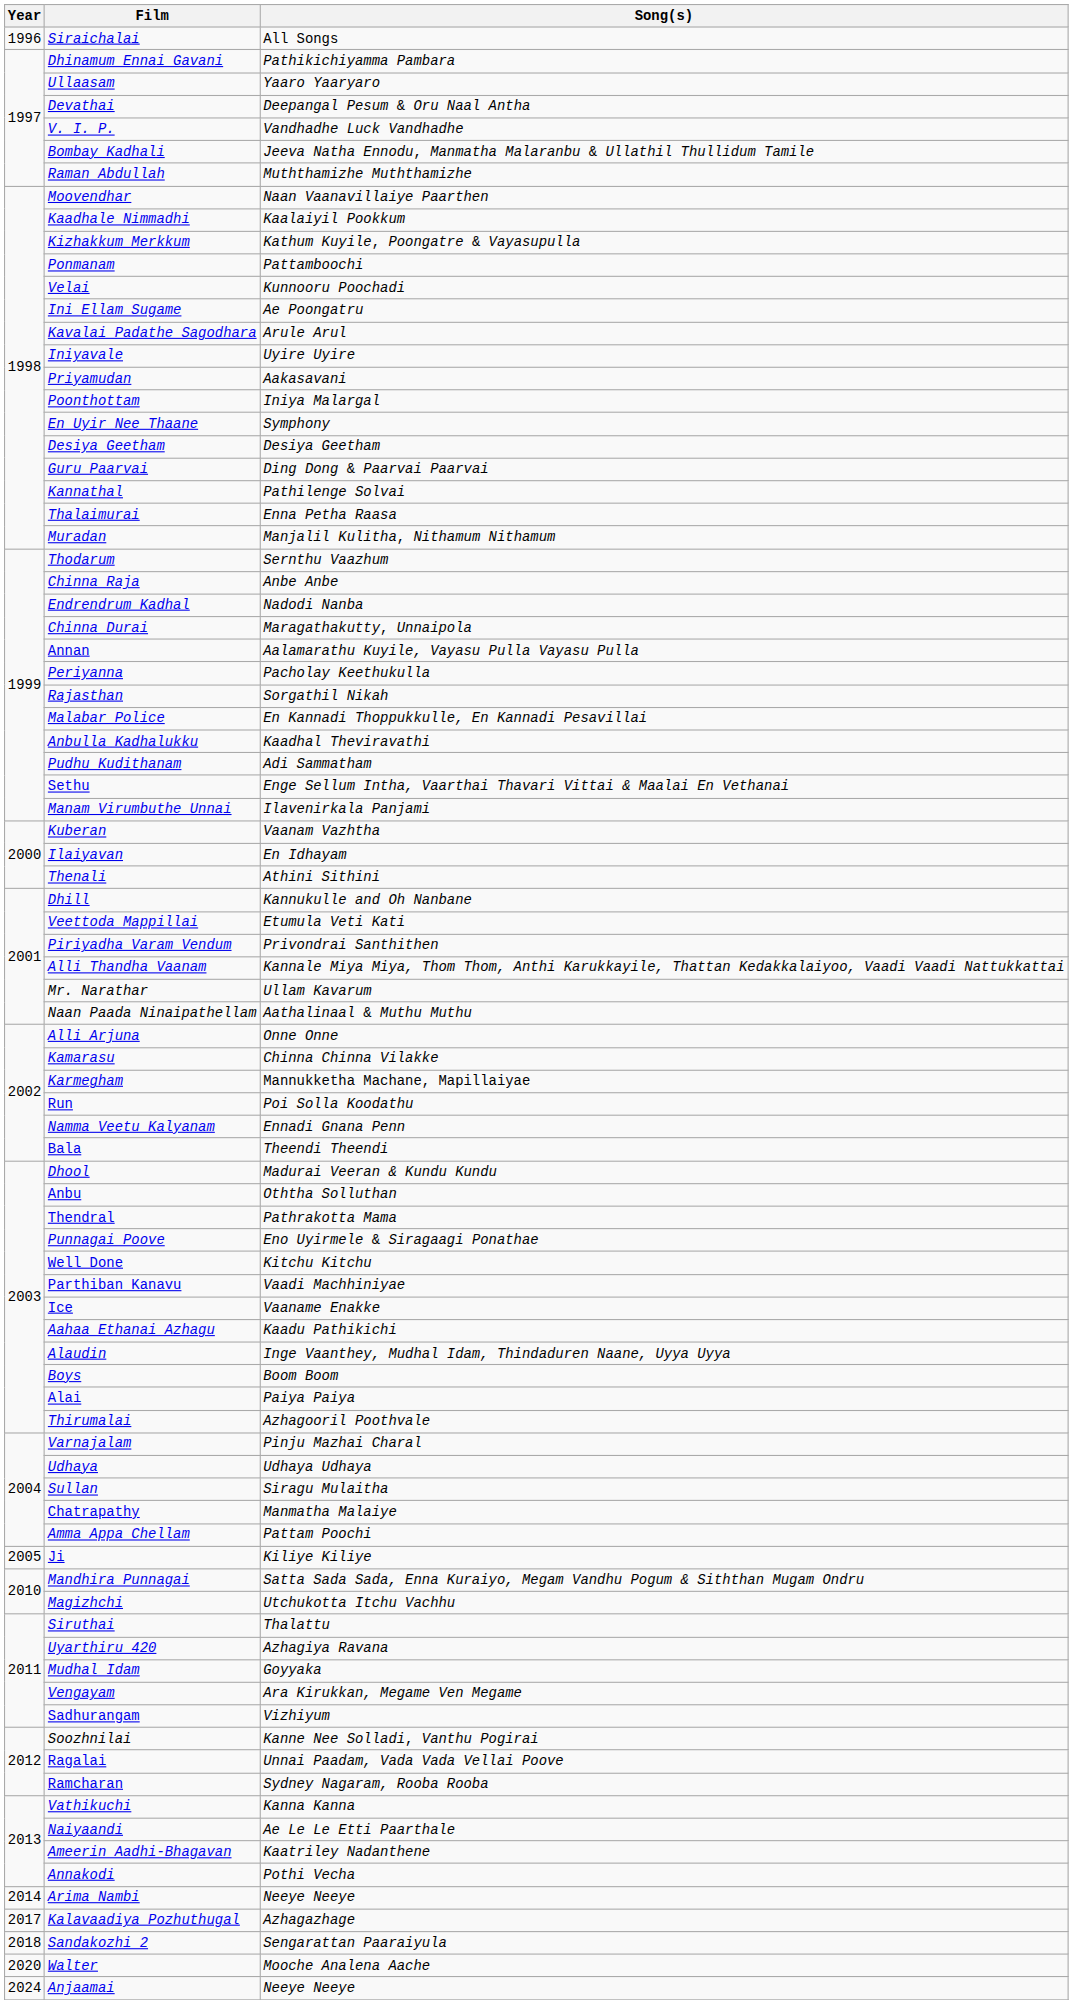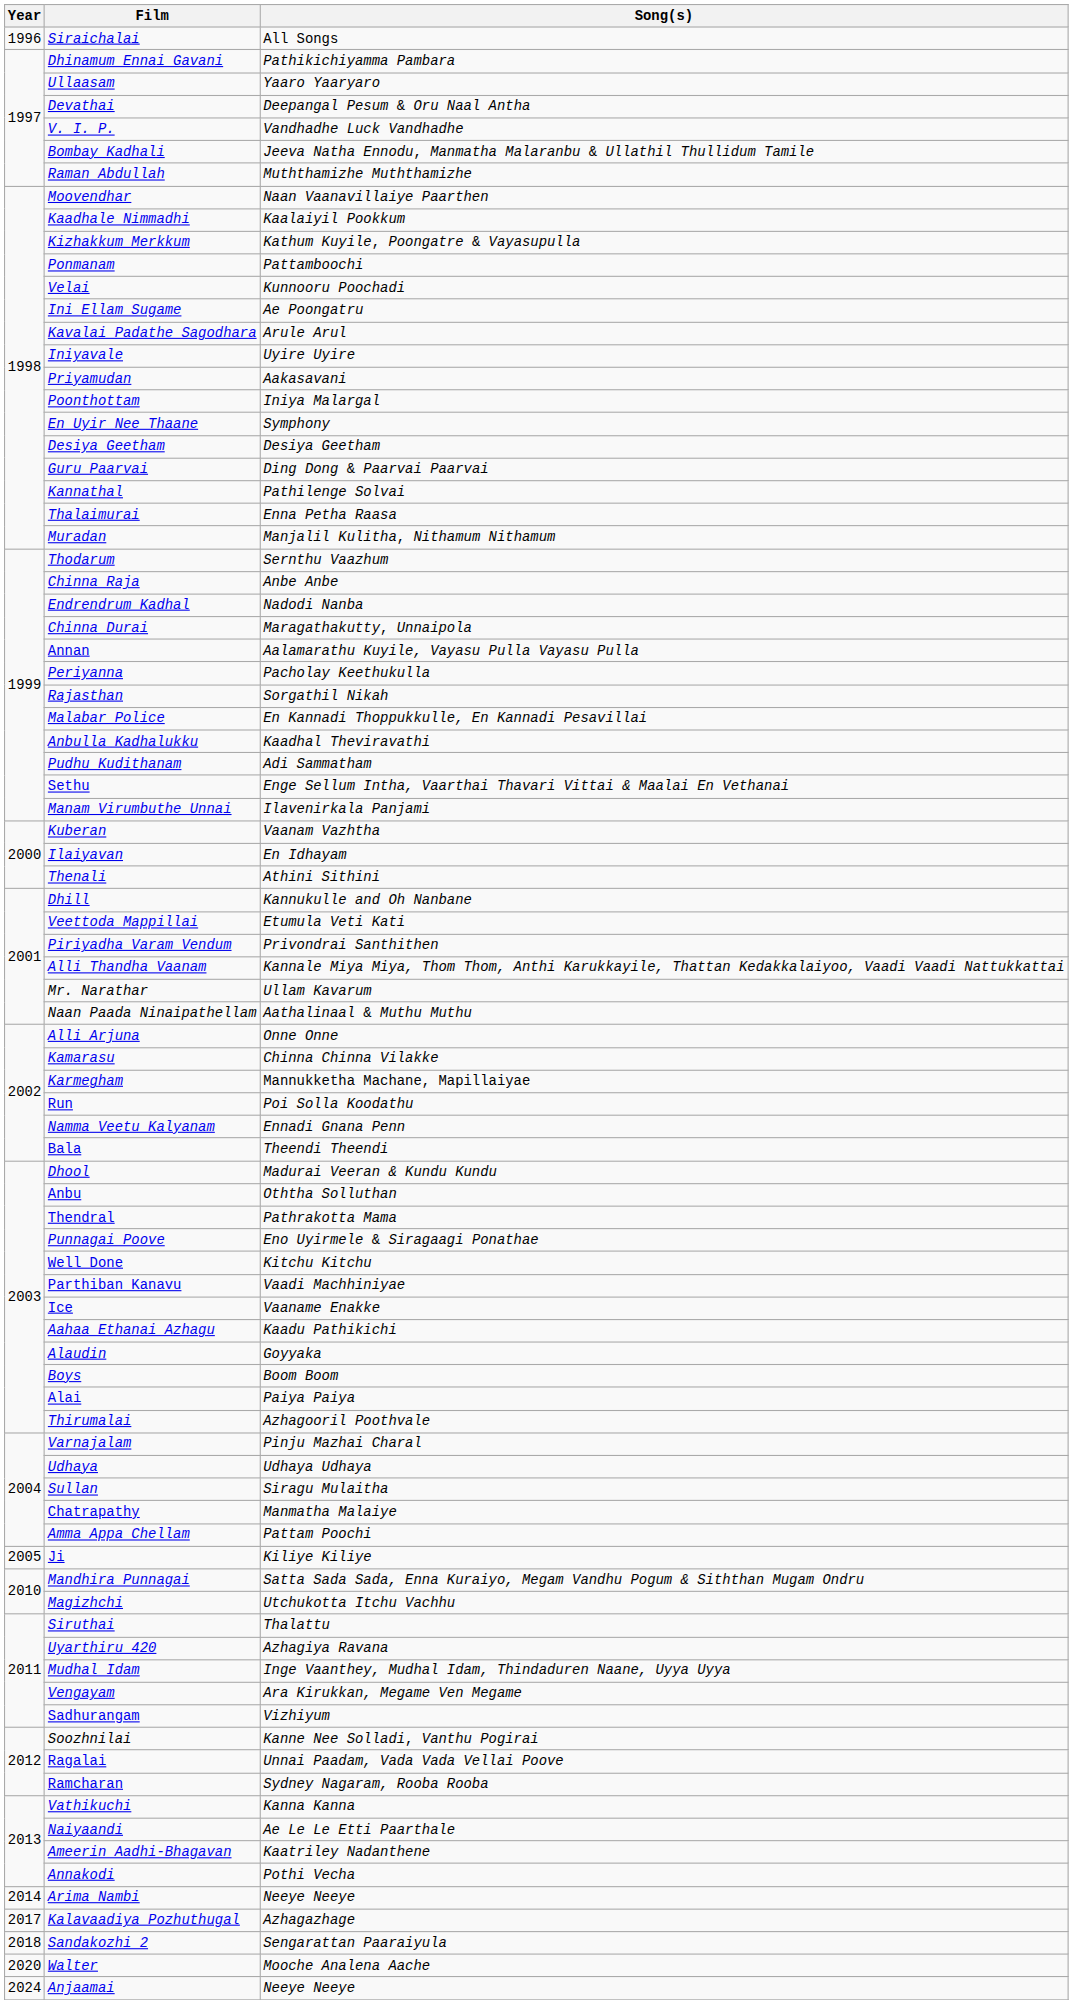(497, 1353) Inge Vaanthey, Mudhal Idam, Thindaduren Naane, Uyya Uyya -> (292, 1353) Goyyaka
(292, 1671) Goyyaka -> (497, 1671) Inge Vaanthey, Mudhal Idam, Thindaduren Naane, Uyya Uyya
